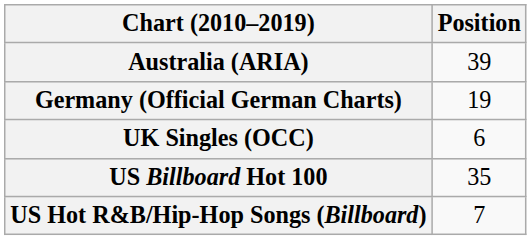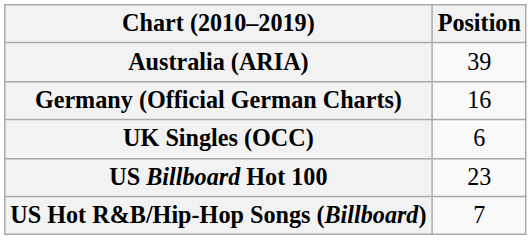(479, 100) 19 -> (479, 100) 16
(479, 176) 35 -> (479, 176) 23
